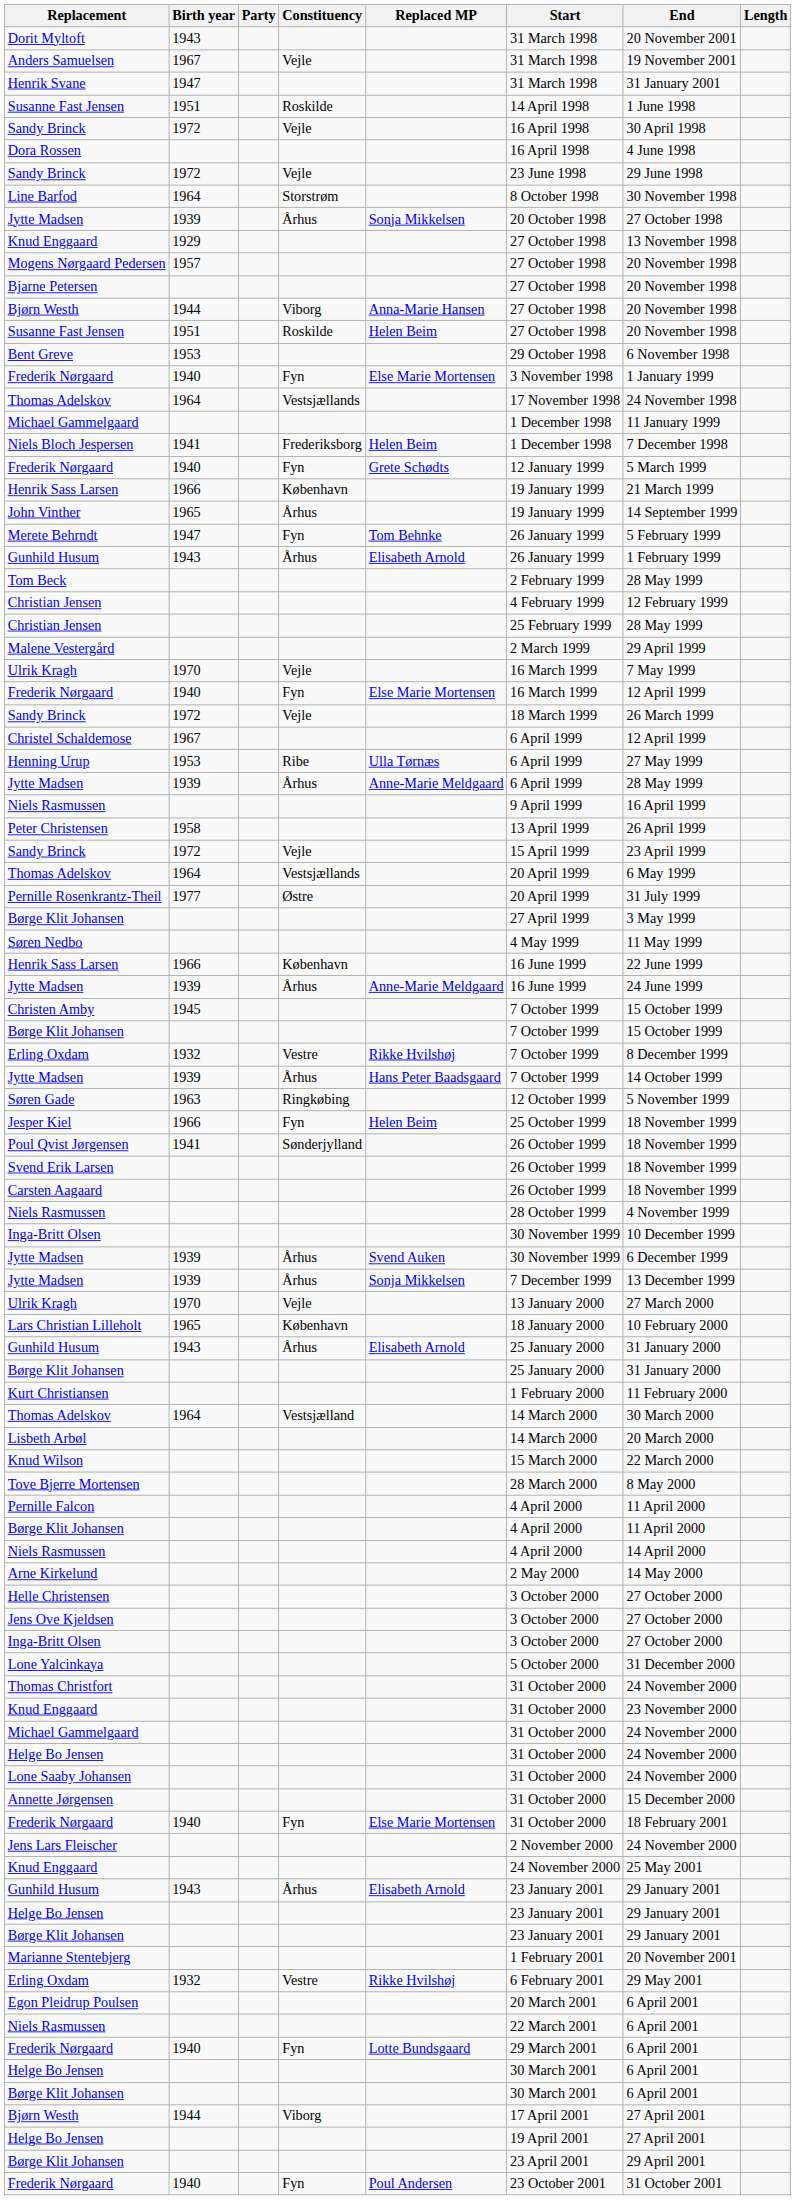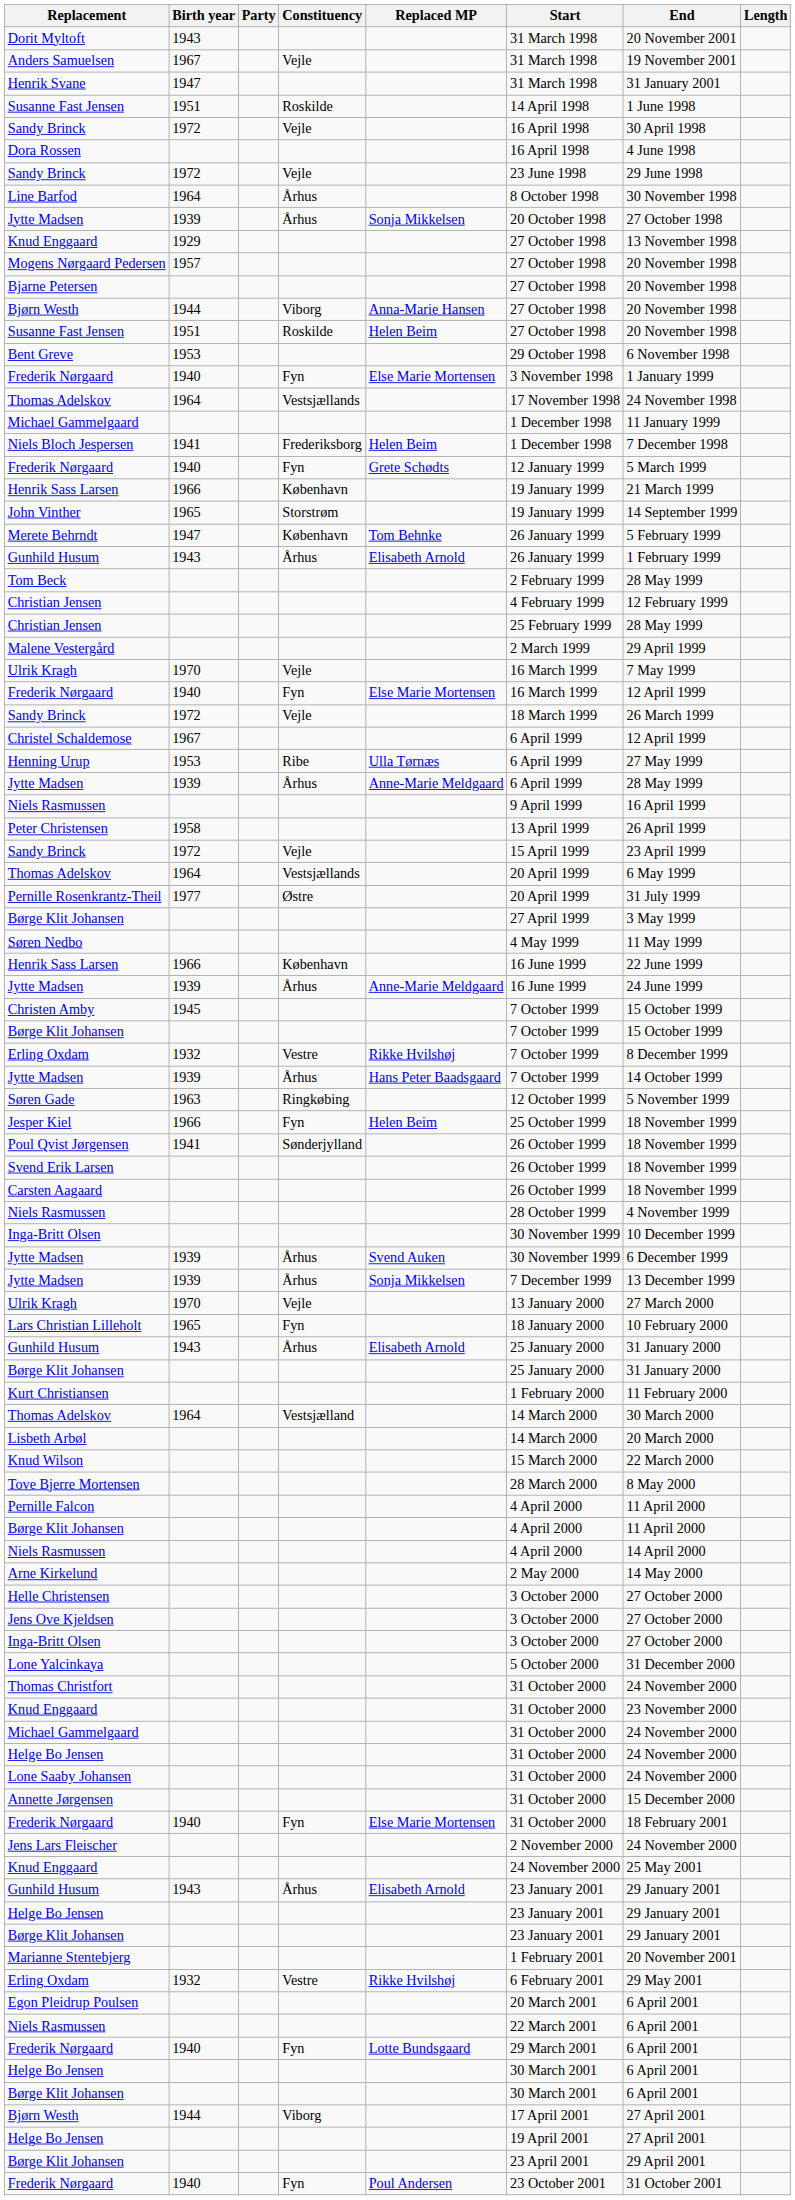(310, 196) Storstrøm -> (300, 196) Århus
(300, 512) Århus -> (310, 512) Storstrøm
(293, 535) Fyn -> (315, 535) København
(315, 1325) København -> (293, 1325) Fyn
